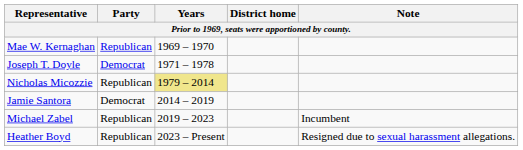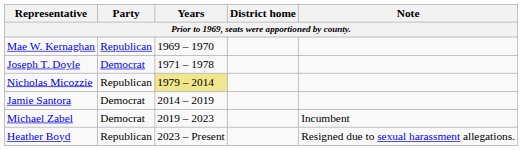(126, 118) Republican -> (123, 118) Democrat
